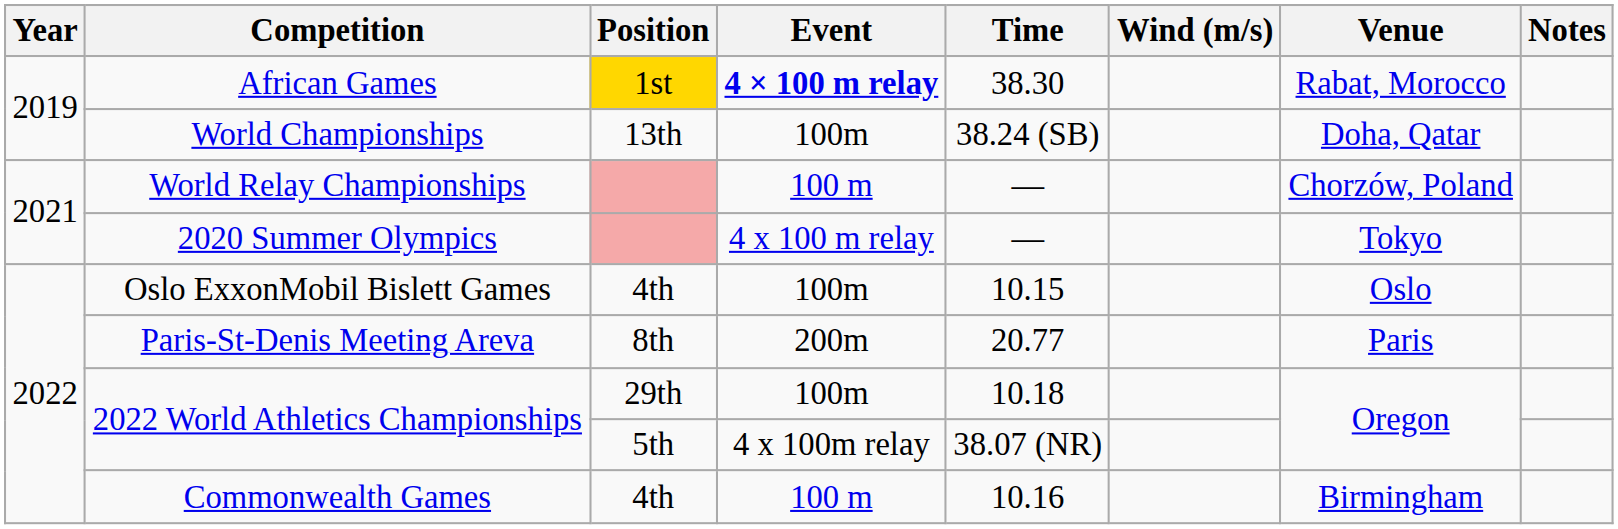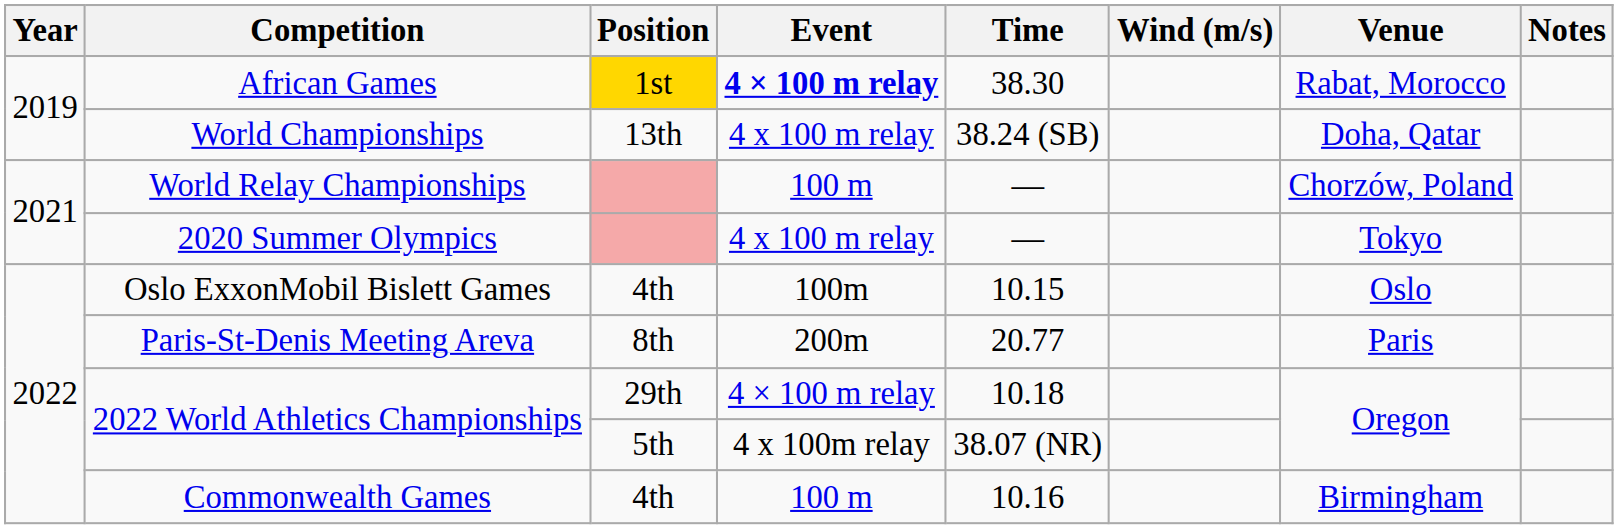(831, 133) 100m -> (831, 133) 4 x 100 m relay
(831, 392) 100m -> (831, 392) 4 × 100 m relay
